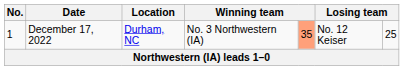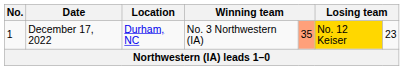(332, 35) no background -> (332, 35) gold background
(391, 35) 25 -> (391, 35) 23
